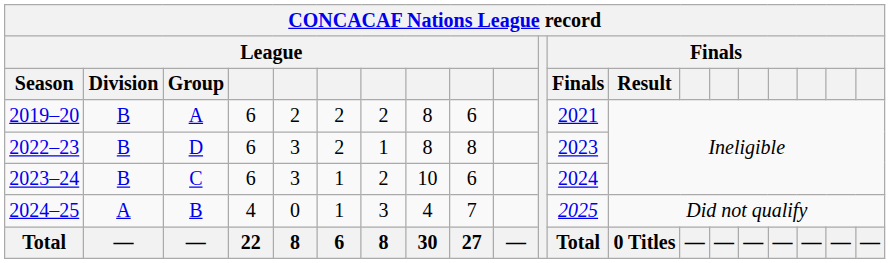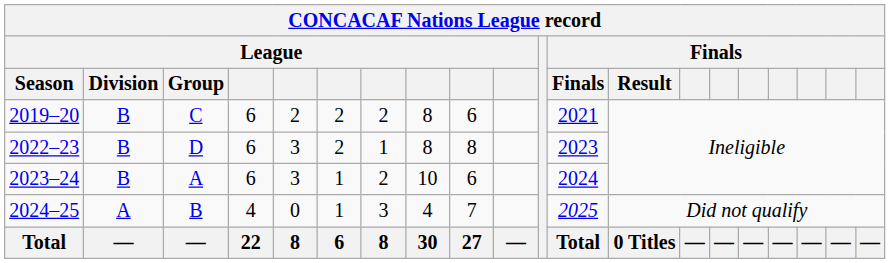(196, 115) A -> (196, 115) C
(196, 178) C -> (196, 178) A
